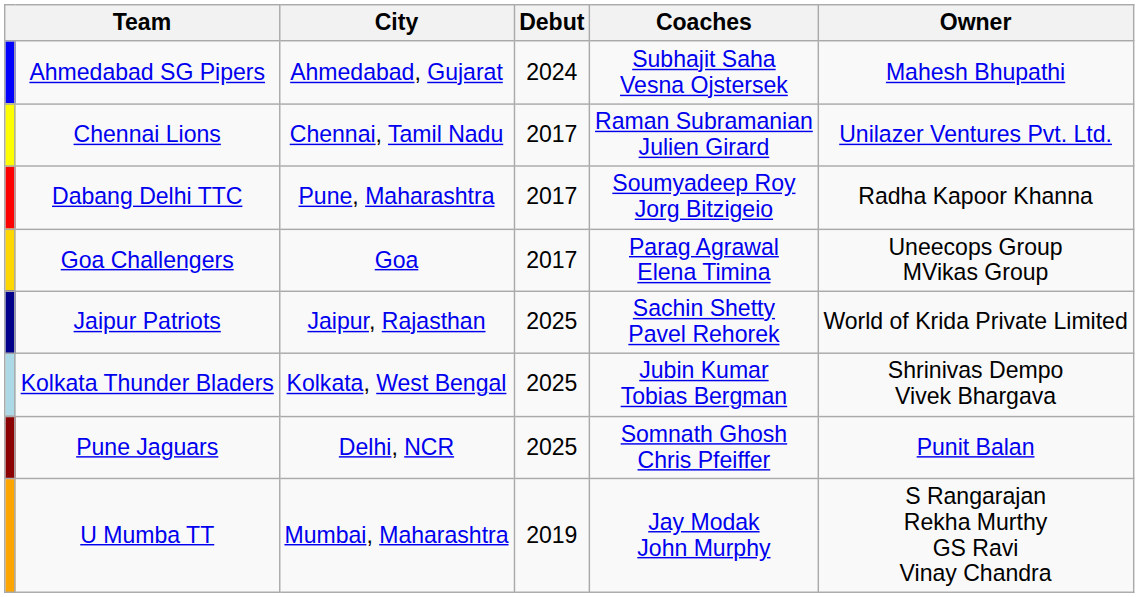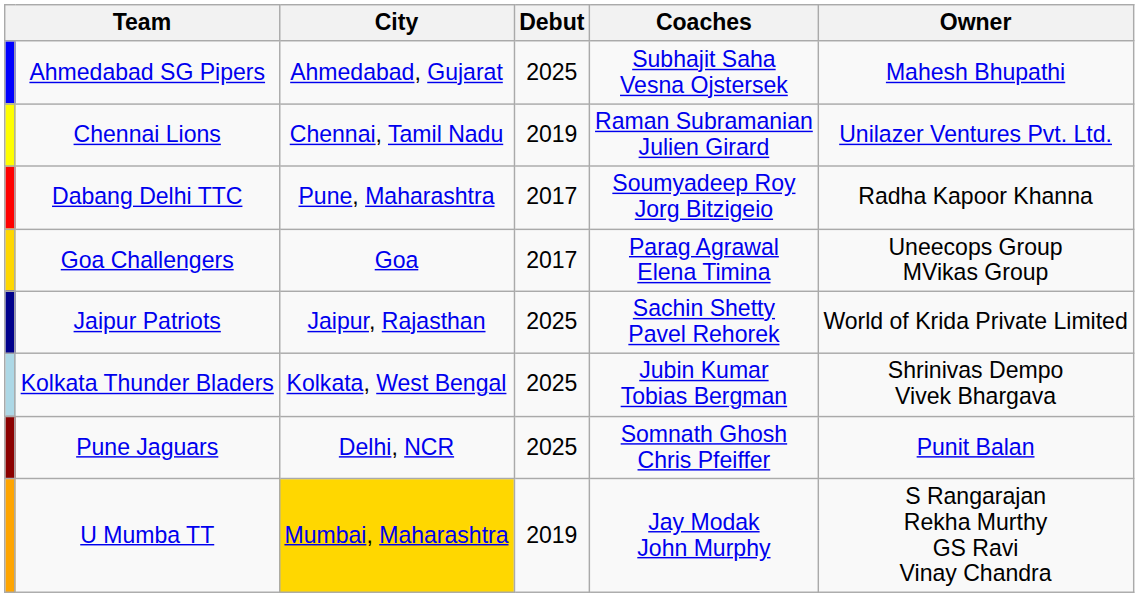(552, 72) 2024 -> (552, 72) 2025
(552, 134) 2017 -> (552, 134) 2019
(396, 535) no background -> (396, 535) gold background
